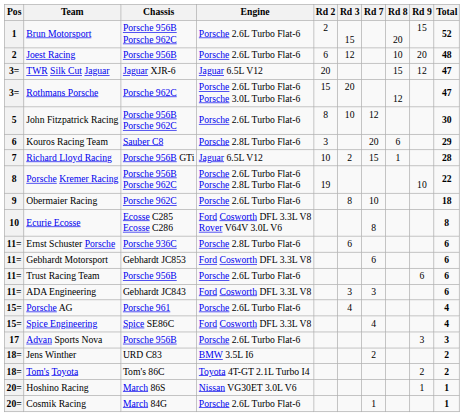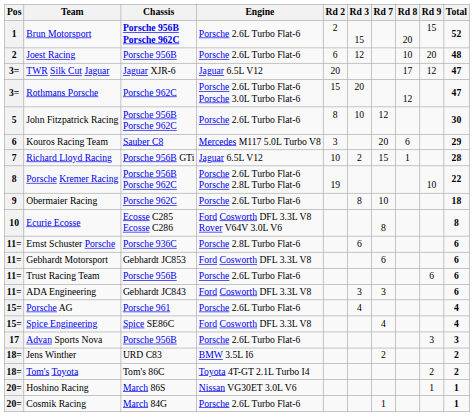(150, 34) normal -> (151, 34) bold
(398, 71) 15 -> (407, 71) 17
(250, 142) Porsche 2.8L Turbo Flat-6 -> (260, 142) Mercedes M117 5.0L Turbo V8
